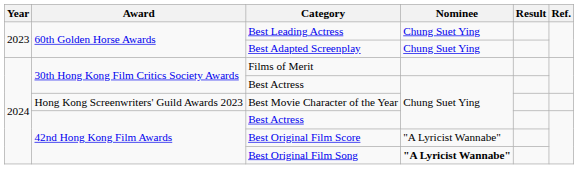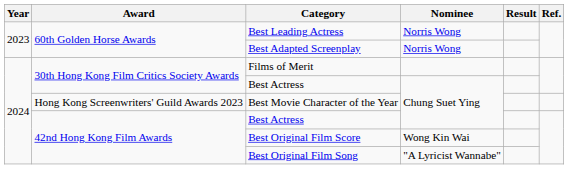(442, 31) Chung Suet Ying -> (432, 31) Norris Wong
(442, 48) Chung Suet Ying -> (432, 48) Norris Wong
(452, 137) "A Lyricist Wannabe" -> (436, 137) Wong Kin Wai
(457, 155) bold -> (452, 155) normal
